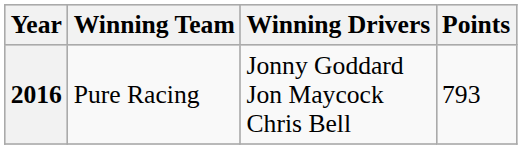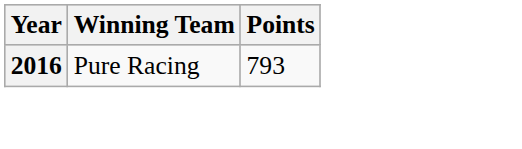- column: (338, 24)
